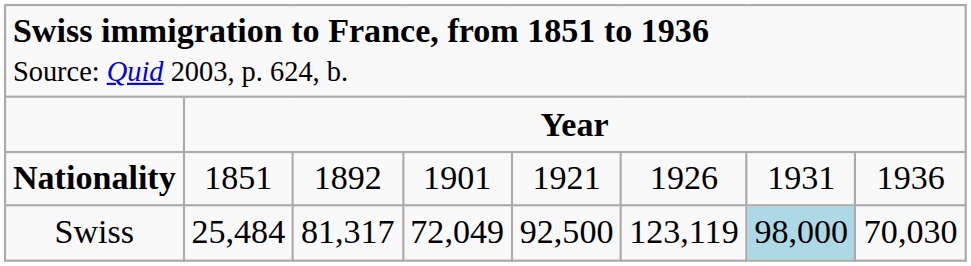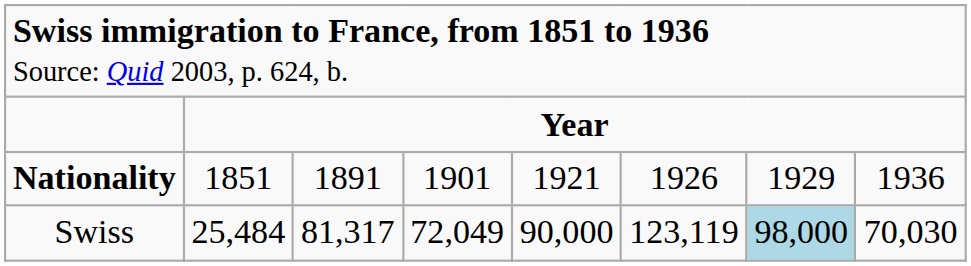(348, 177) 1892 -> (348, 177) 1891
(801, 177) 1931 -> (801, 177) 1929
(567, 232) 92,500 -> (567, 232) 90,000
